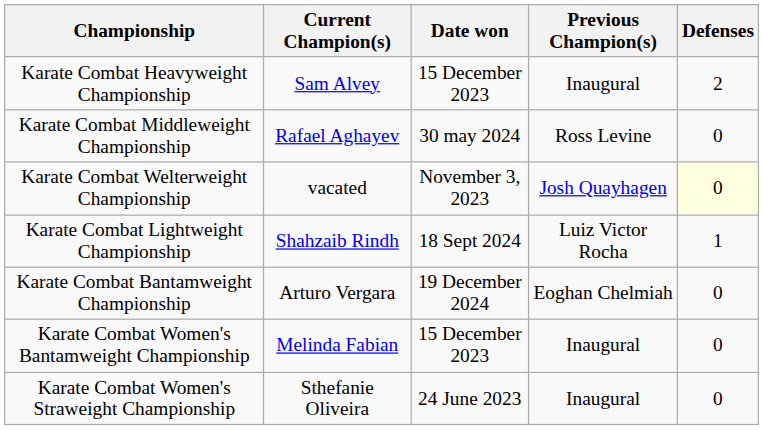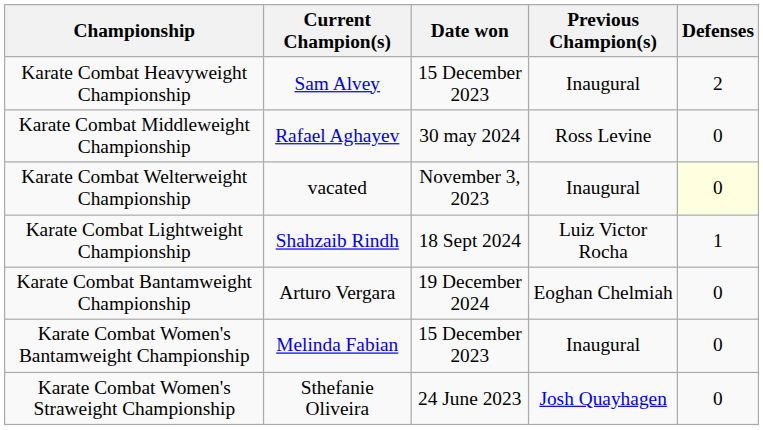(603, 188) Josh Quayhagen -> (603, 188) Inaugural
(603, 398) Inaugural -> (603, 398) Josh Quayhagen
